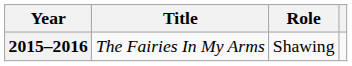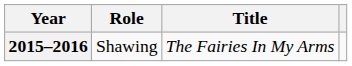columns swapped: (180, 18) <-> (304, 18)
